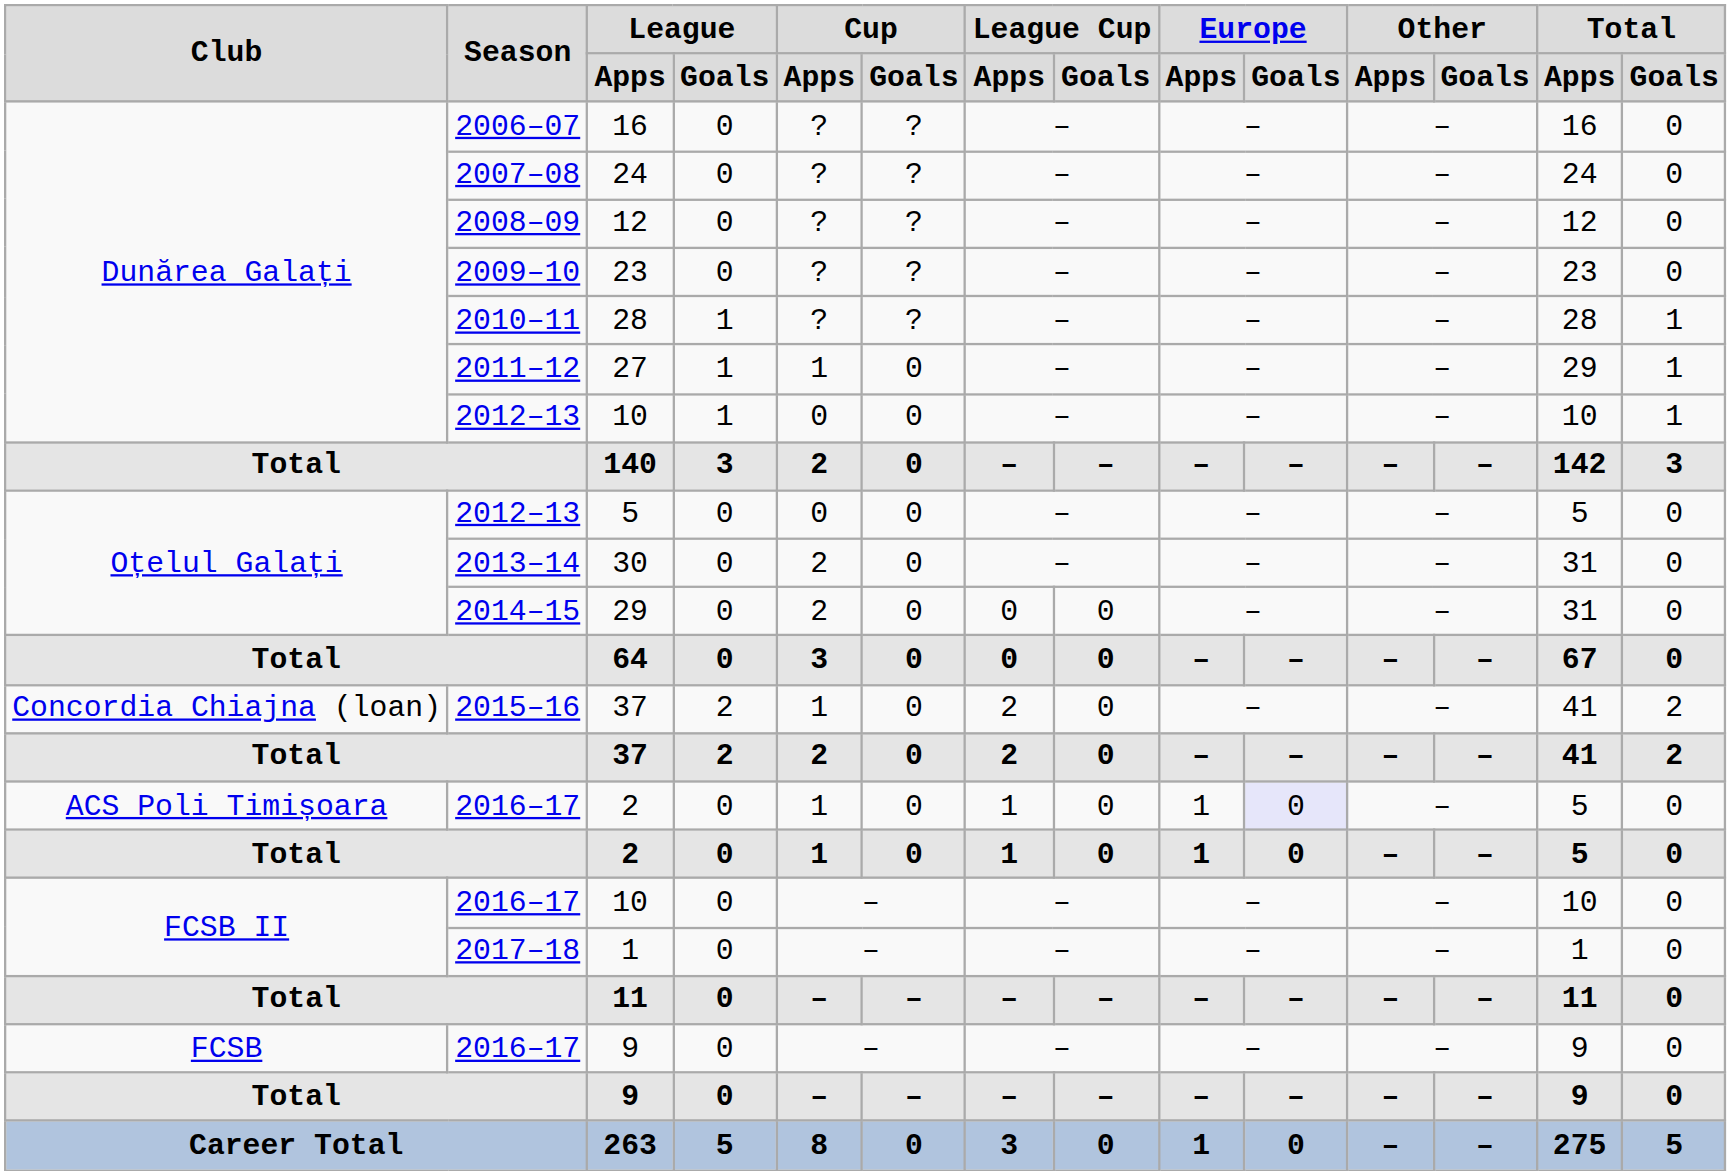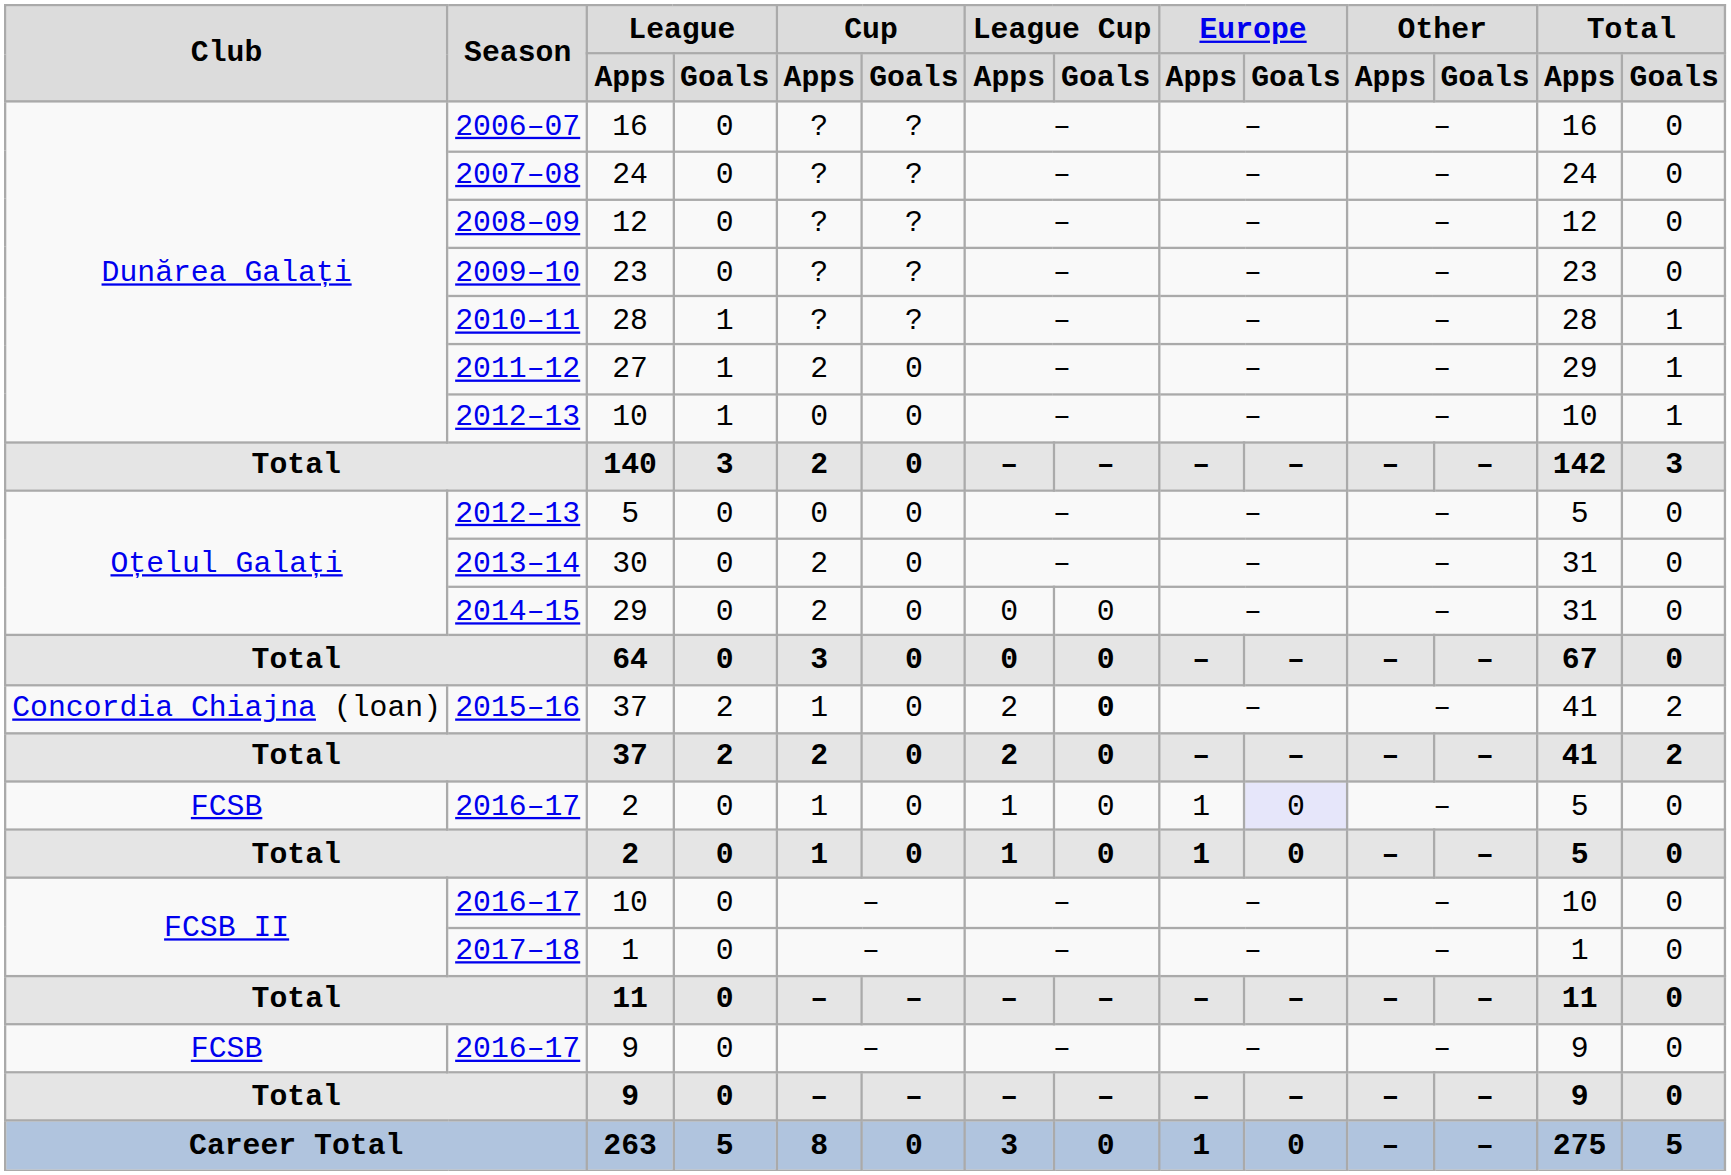(819, 369) 1 -> (819, 369) 2
(1106, 709) normal -> (1106, 709) bold
(227, 806) ACS Poli Timișoara -> (227, 806) FCSB
